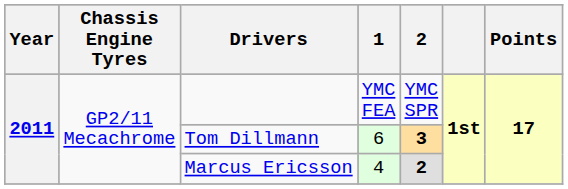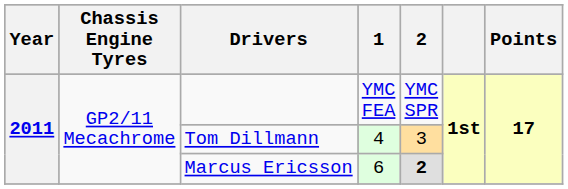(379, 139) 6 -> (379, 139) 4
(421, 139) bold -> (421, 139) normal
(379, 169) 4 -> (379, 169) 6
